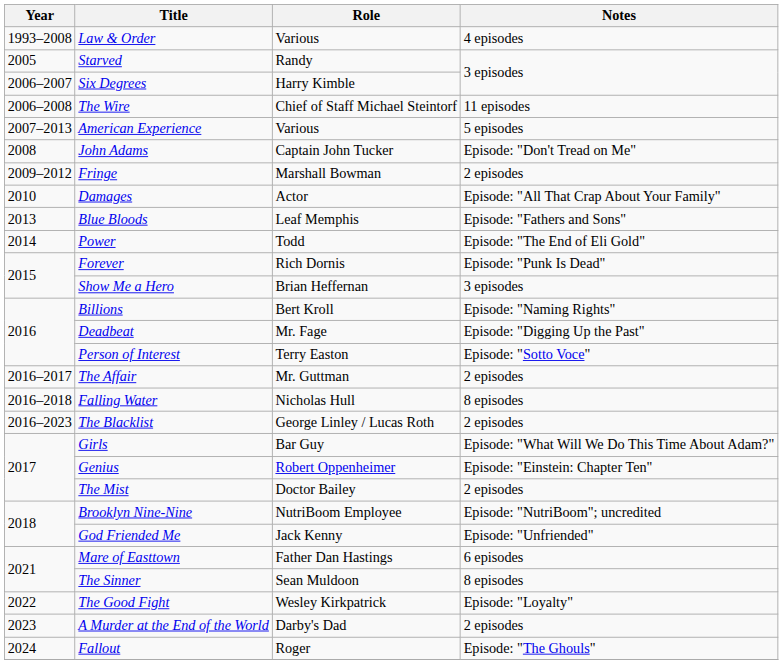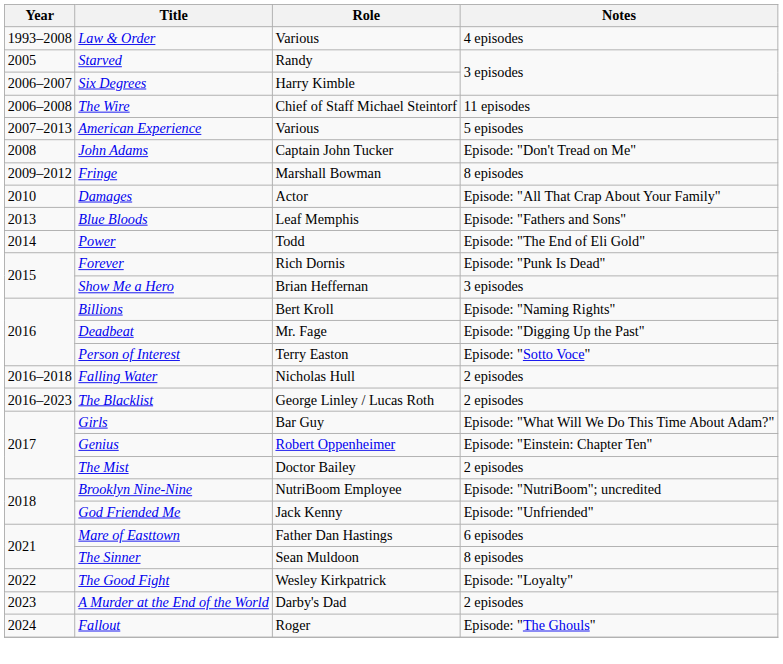(494, 173) 2 episodes -> (494, 173) 8 episodes
- row: (107, 377)
(494, 399) 8 episodes -> (494, 377) 2 episodes
